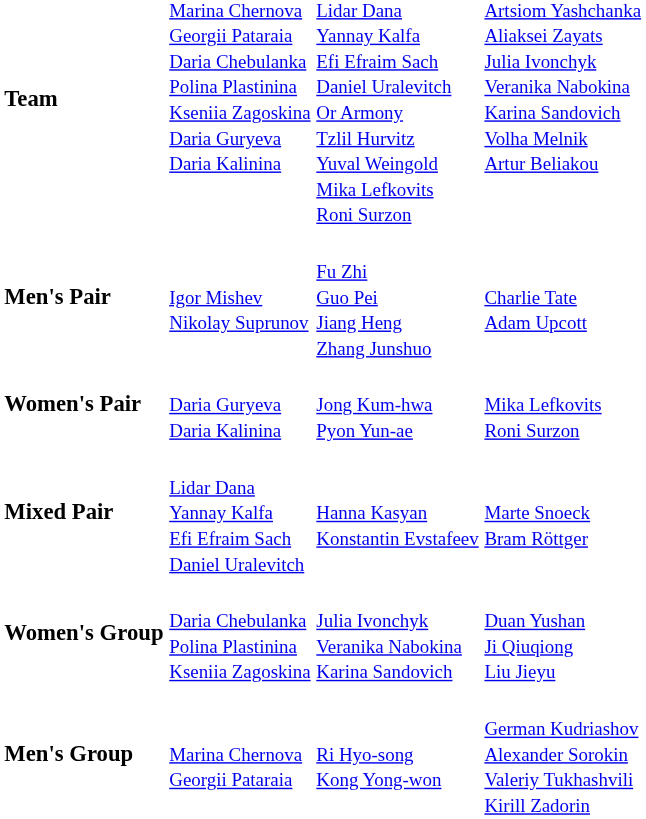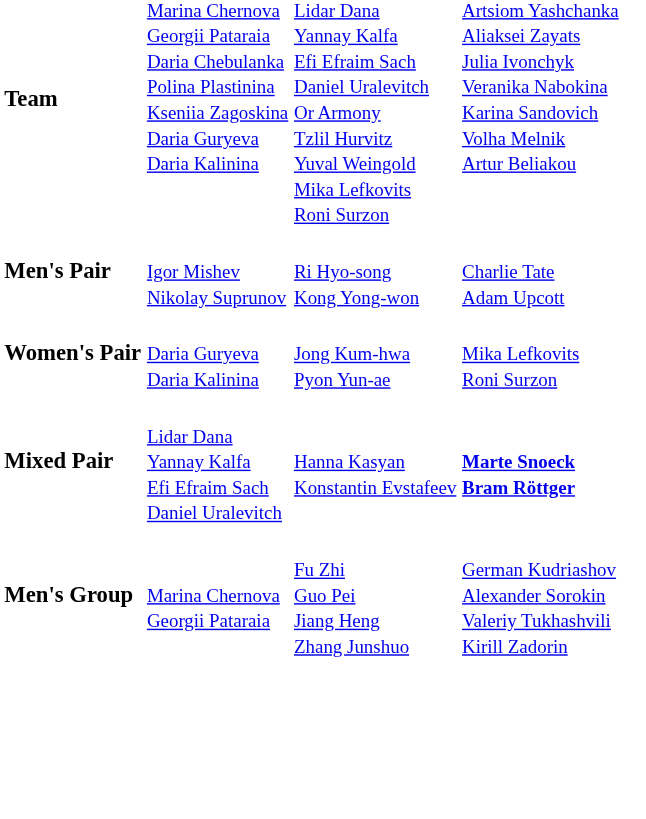(374, 310) Fu Zhi Guo Pei Jiang Heng Zhang Junshuo -> (357, 284) Ri Hyo-song Kong Yong-won
(537, 526) normal -> (519, 473) bold
- row: (84, 632)
(379, 767) Ri Hyo-song Kong Yong-won -> (352, 608) Fu Zhi Guo Pei Jiang Heng Zhang Junshuo
